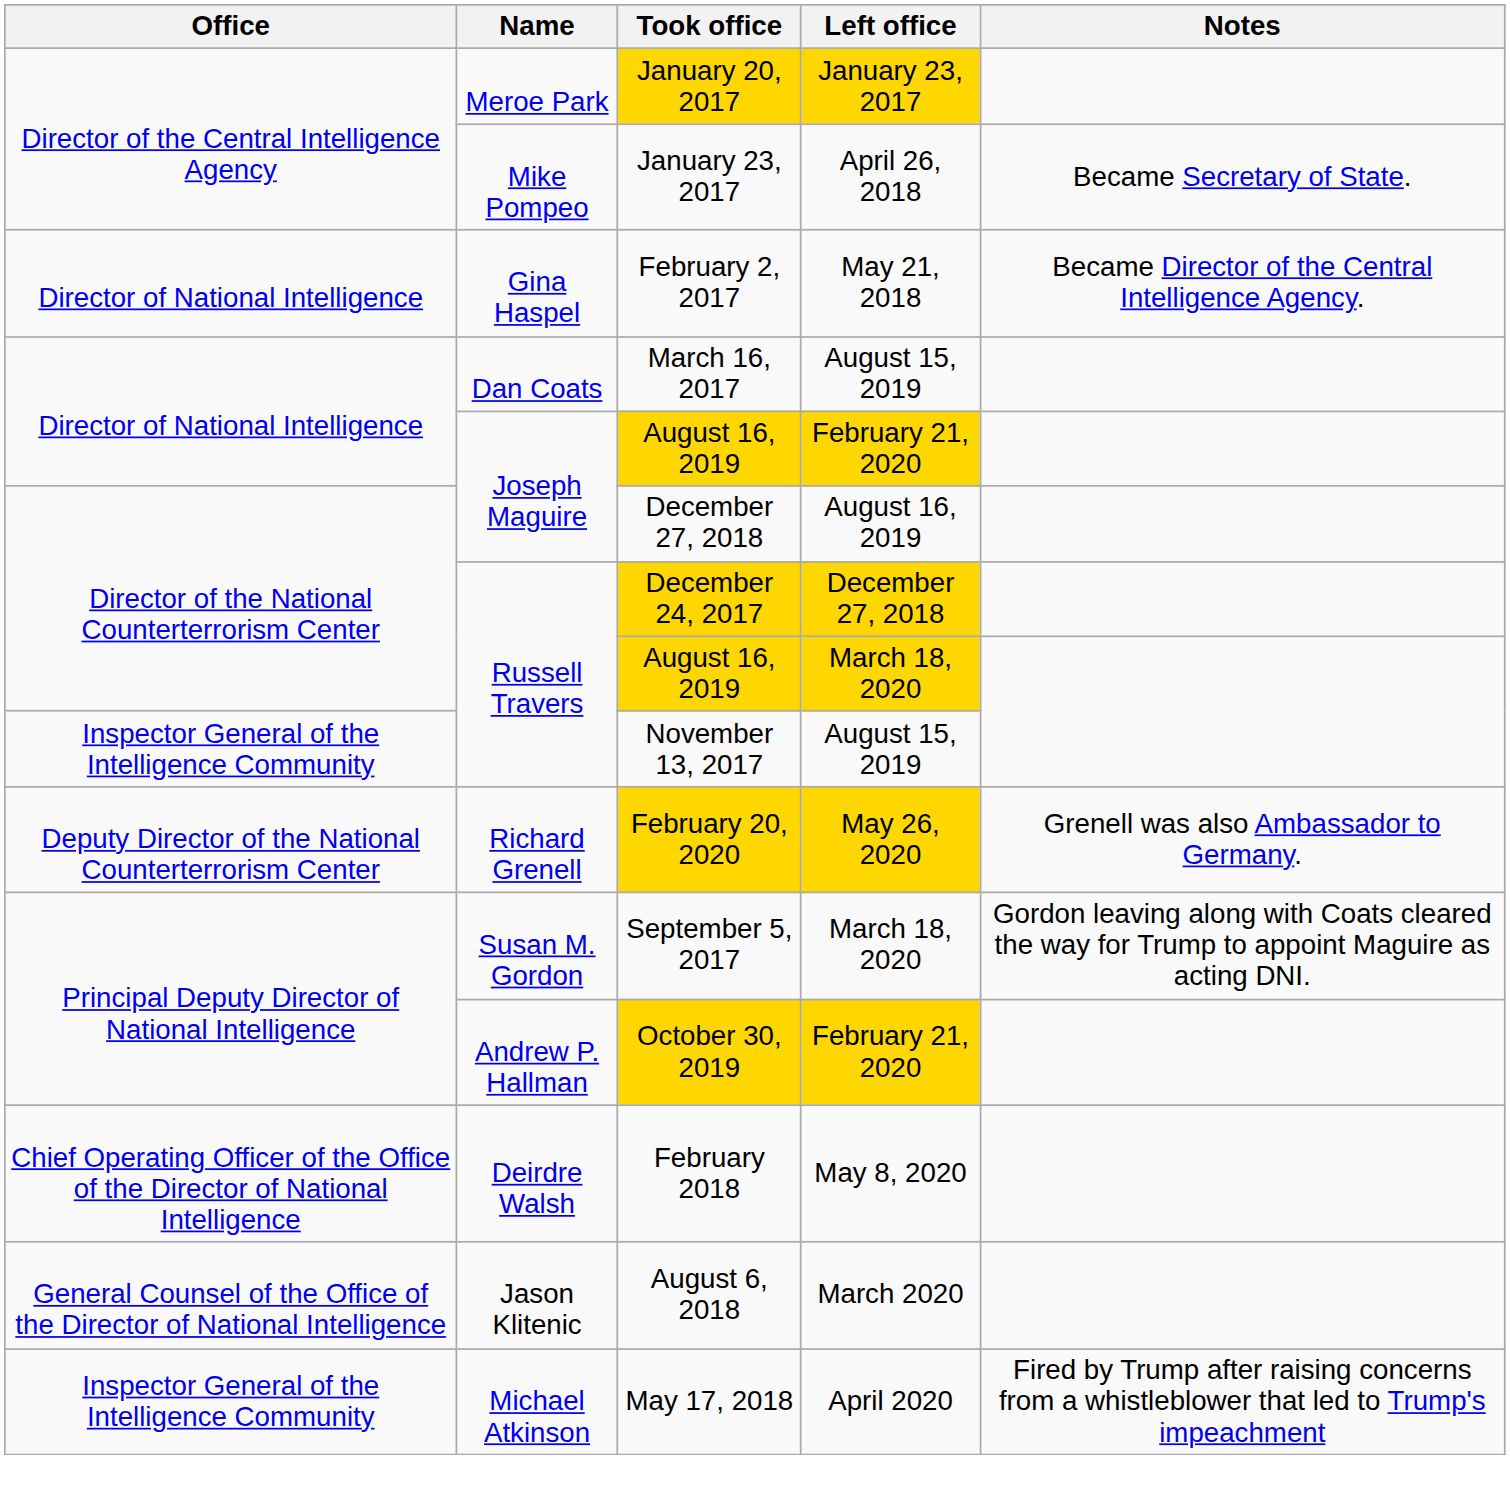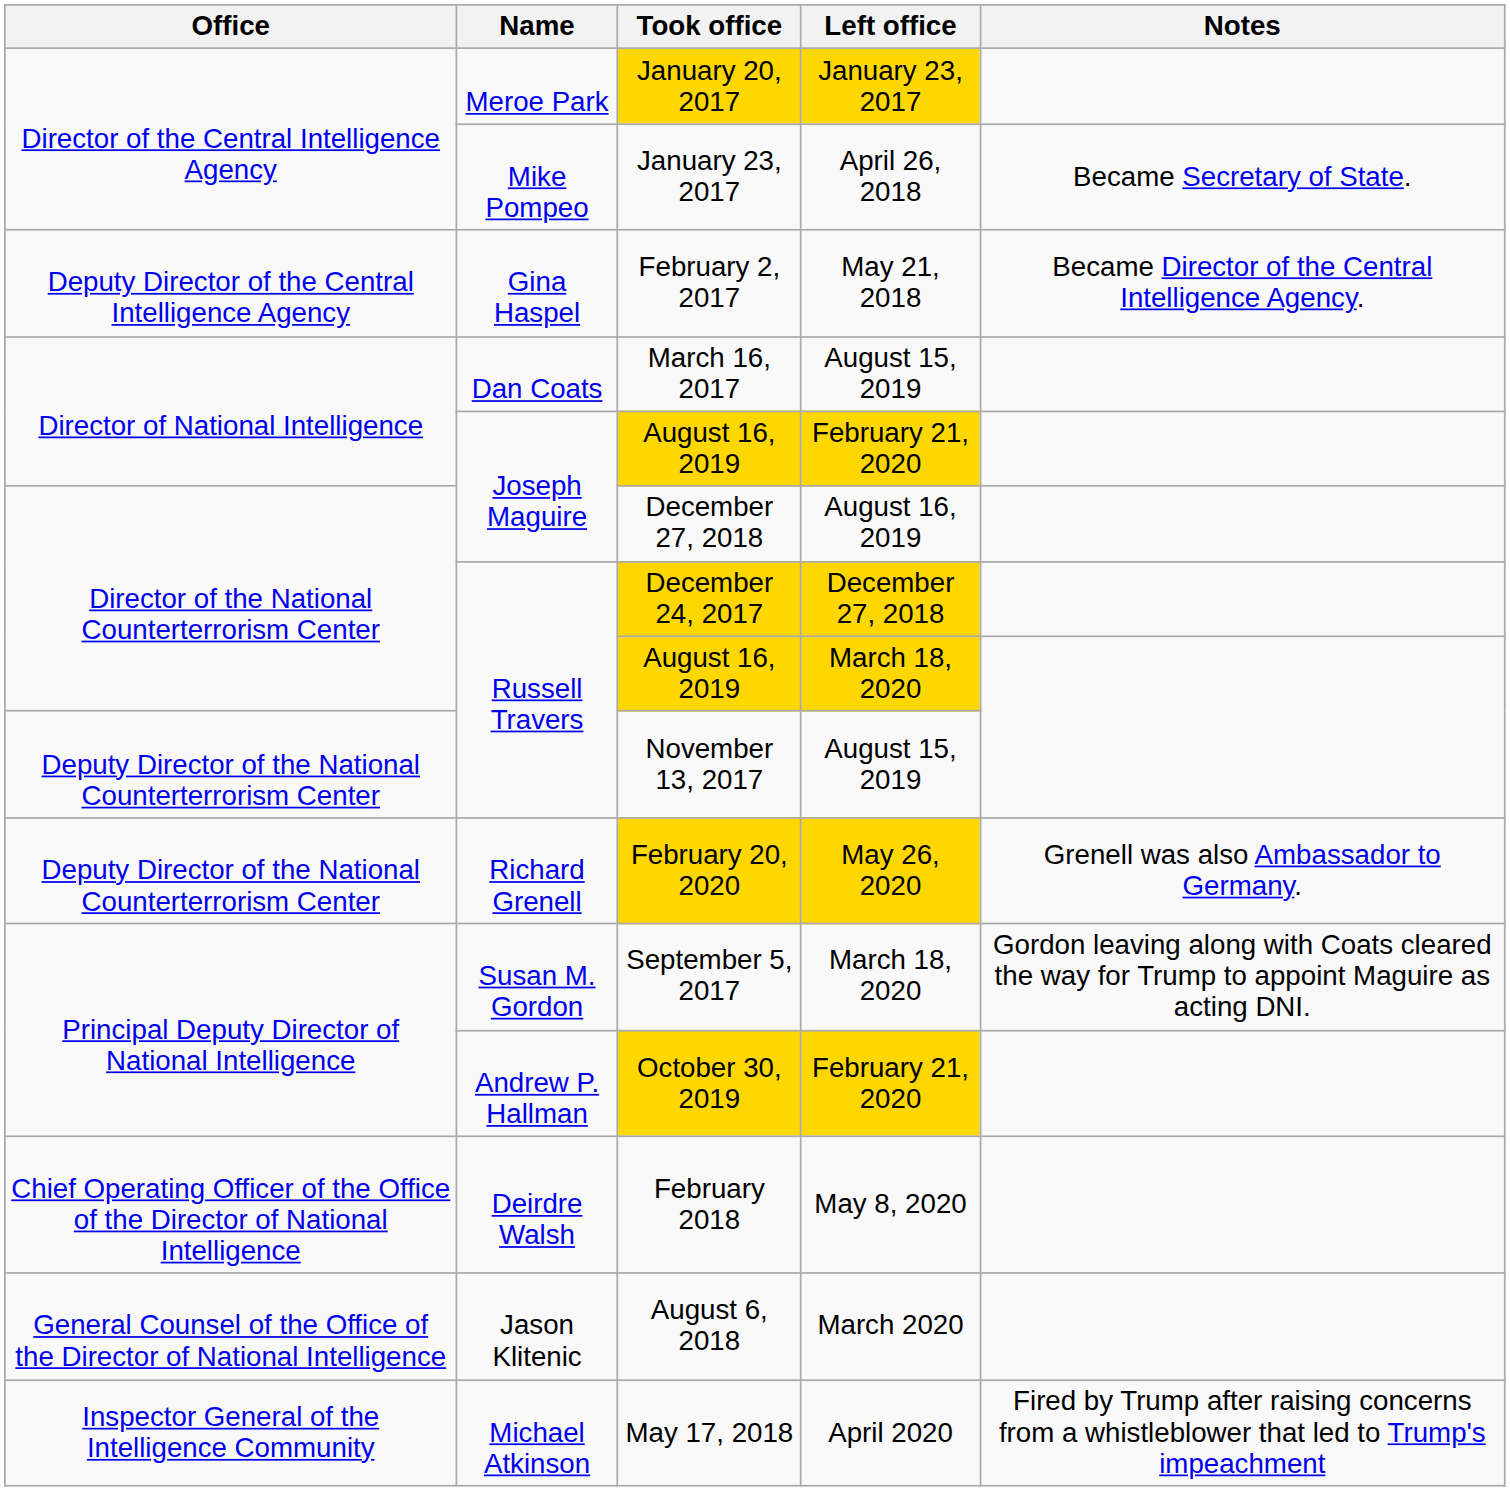(231, 298) Director of National Intelligence -> (231, 298) Deputy Director of the Central Intelligence Agency
(231, 748) Inspector General of the Intelligence Community -> (231, 779) Deputy Director of the National Counterterrorism Center
